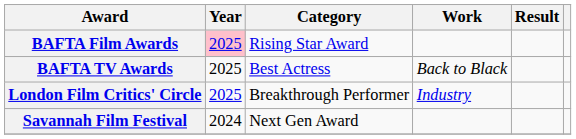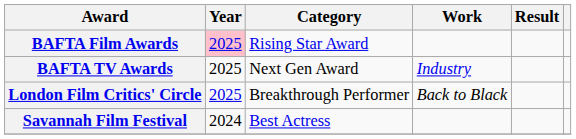(290, 69) Best Actress -> (304, 69) Next Gen Award
(462, 69) Back to Black -> (444, 69) Industry
(444, 95) Industry -> (462, 95) Back to Black
(304, 120) Next Gen Award -> (290, 120) Best Actress
